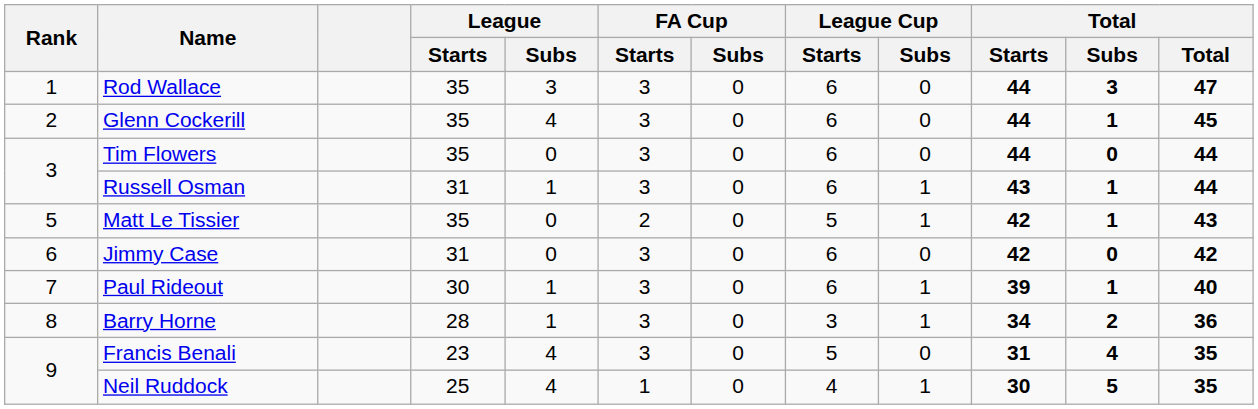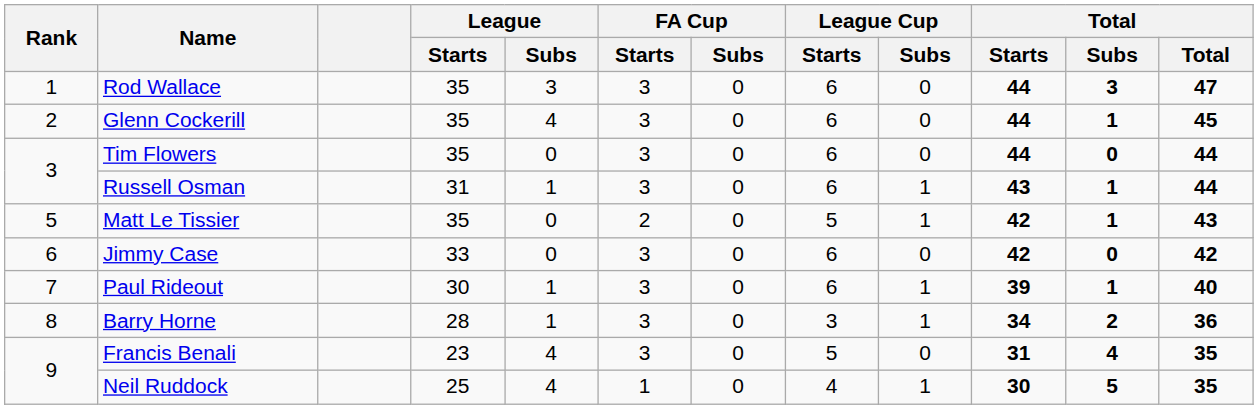(458, 253) 31 -> (458, 253) 33
